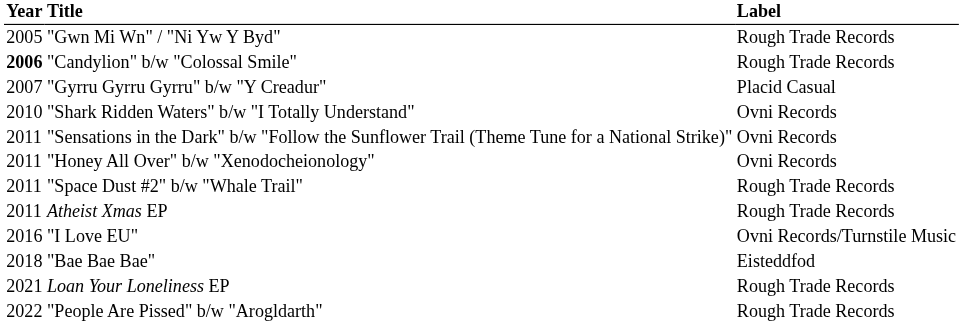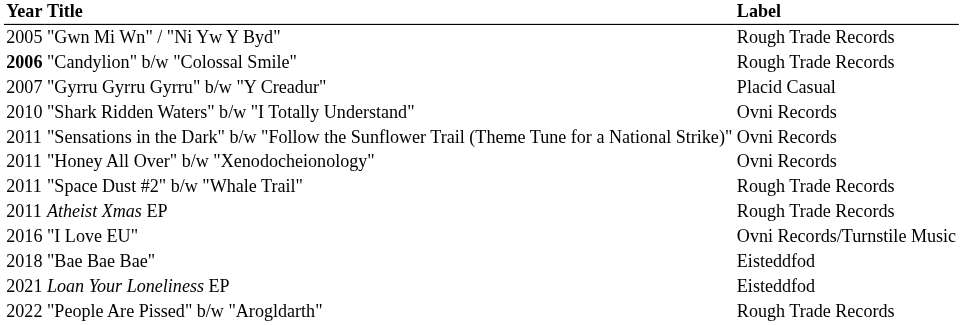(816, 285) Rough Trade Records -> (776, 285) Eisteddfod
